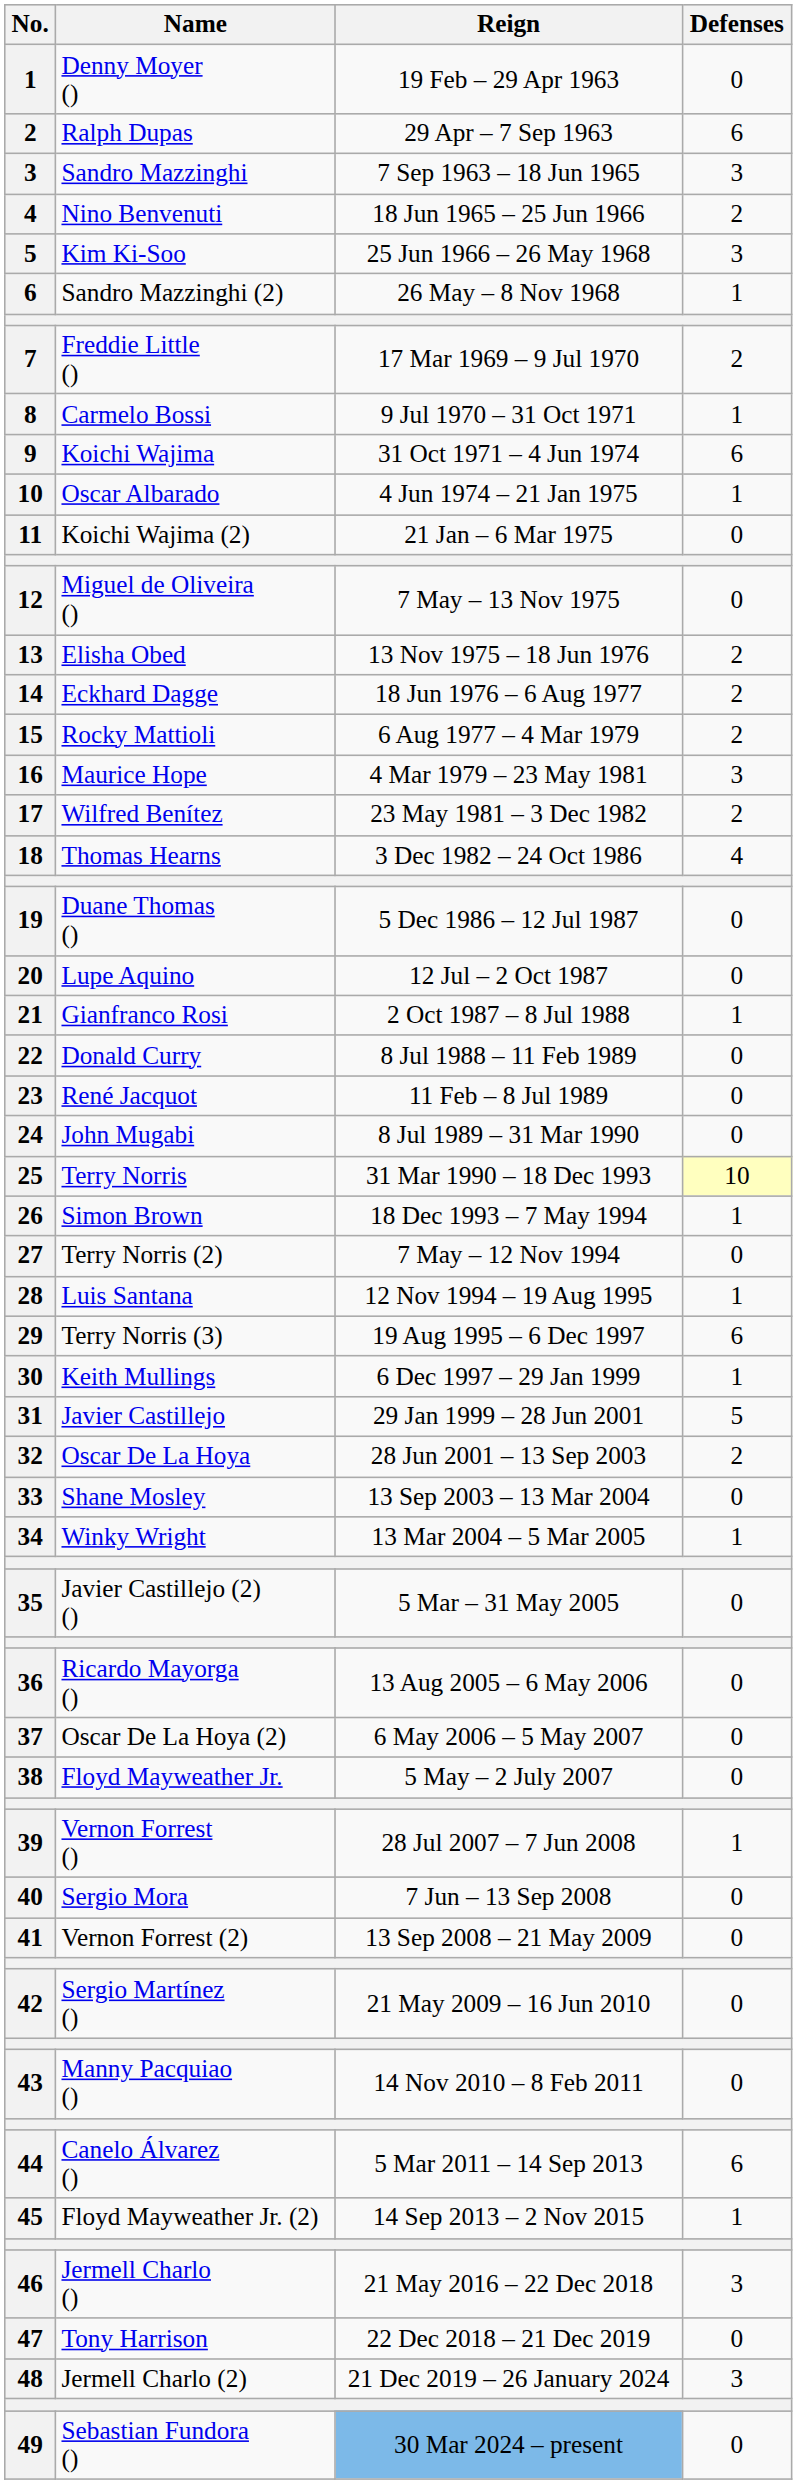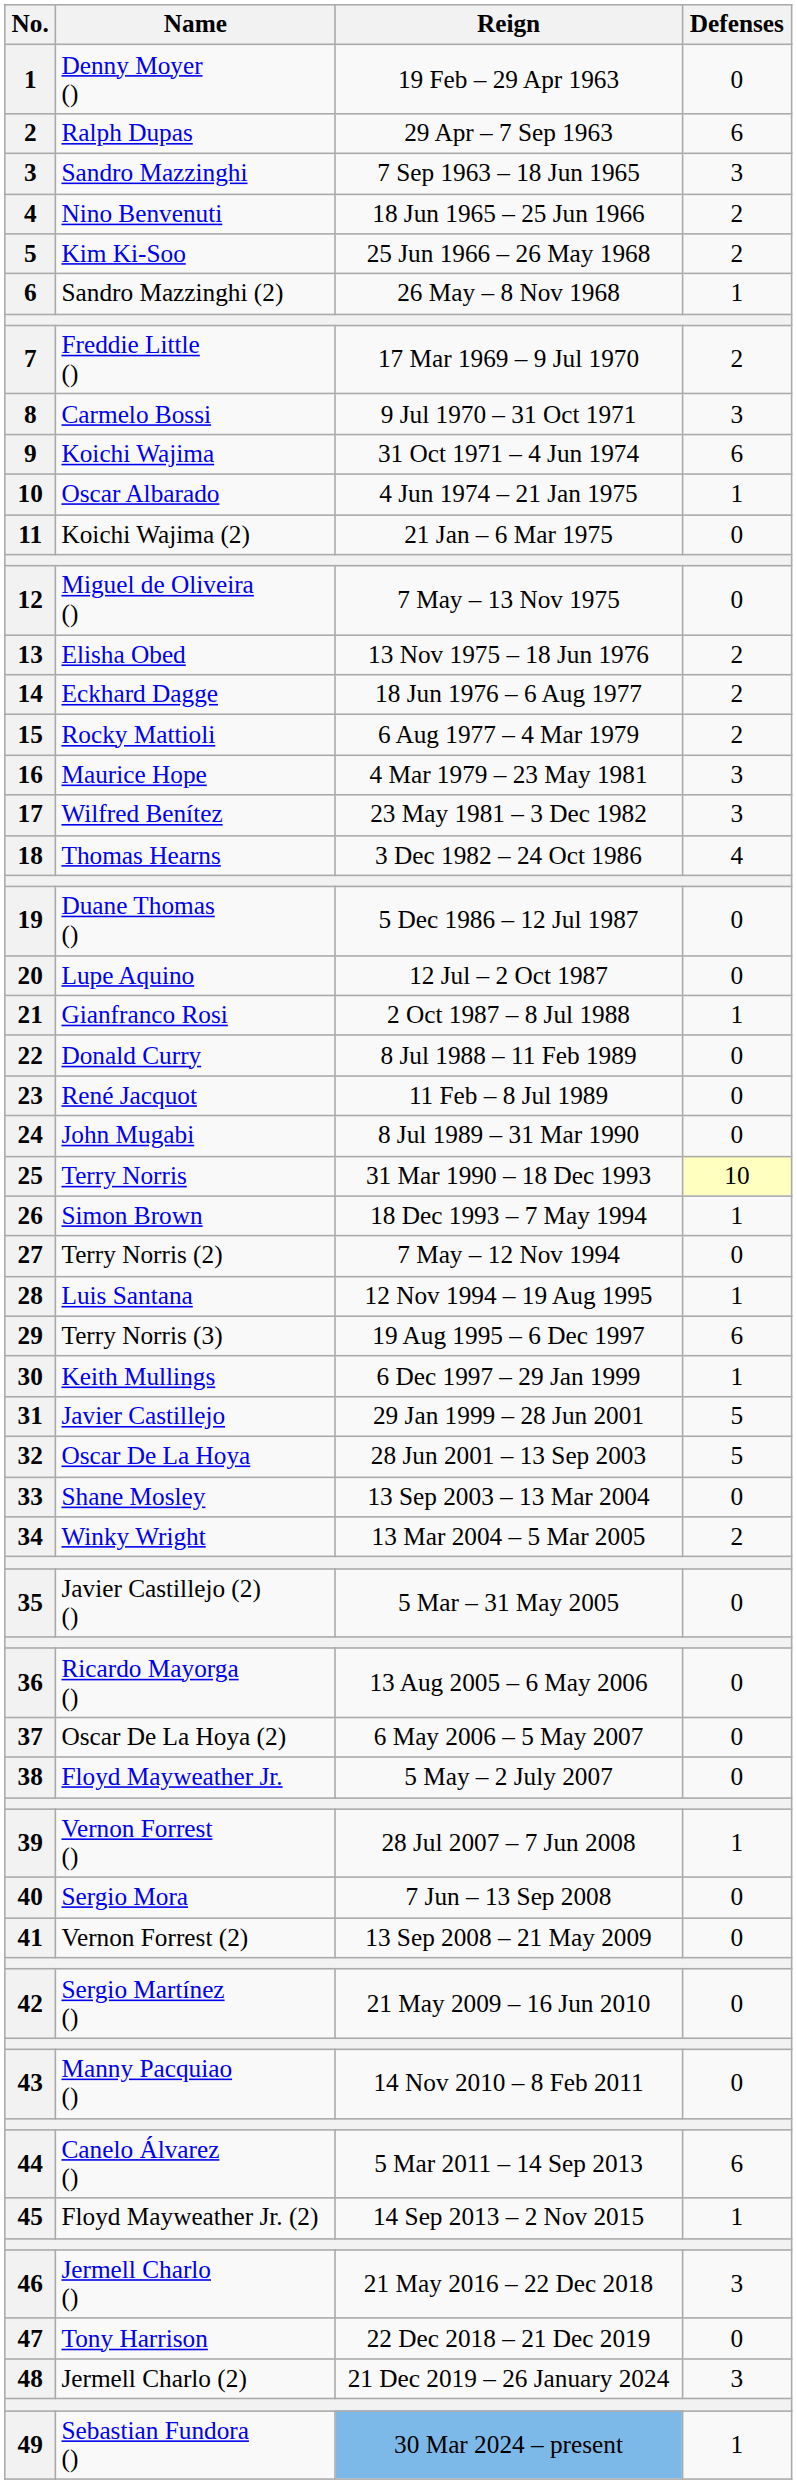(737, 253) 3 -> (737, 253) 2
(737, 413) 1 -> (737, 413) 3
(737, 814) 2 -> (737, 814) 3
(737, 1456) 2 -> (737, 1456) 5
(737, 1536) 1 -> (737, 1536) 2
(737, 2444) 0 -> (737, 2444) 1
